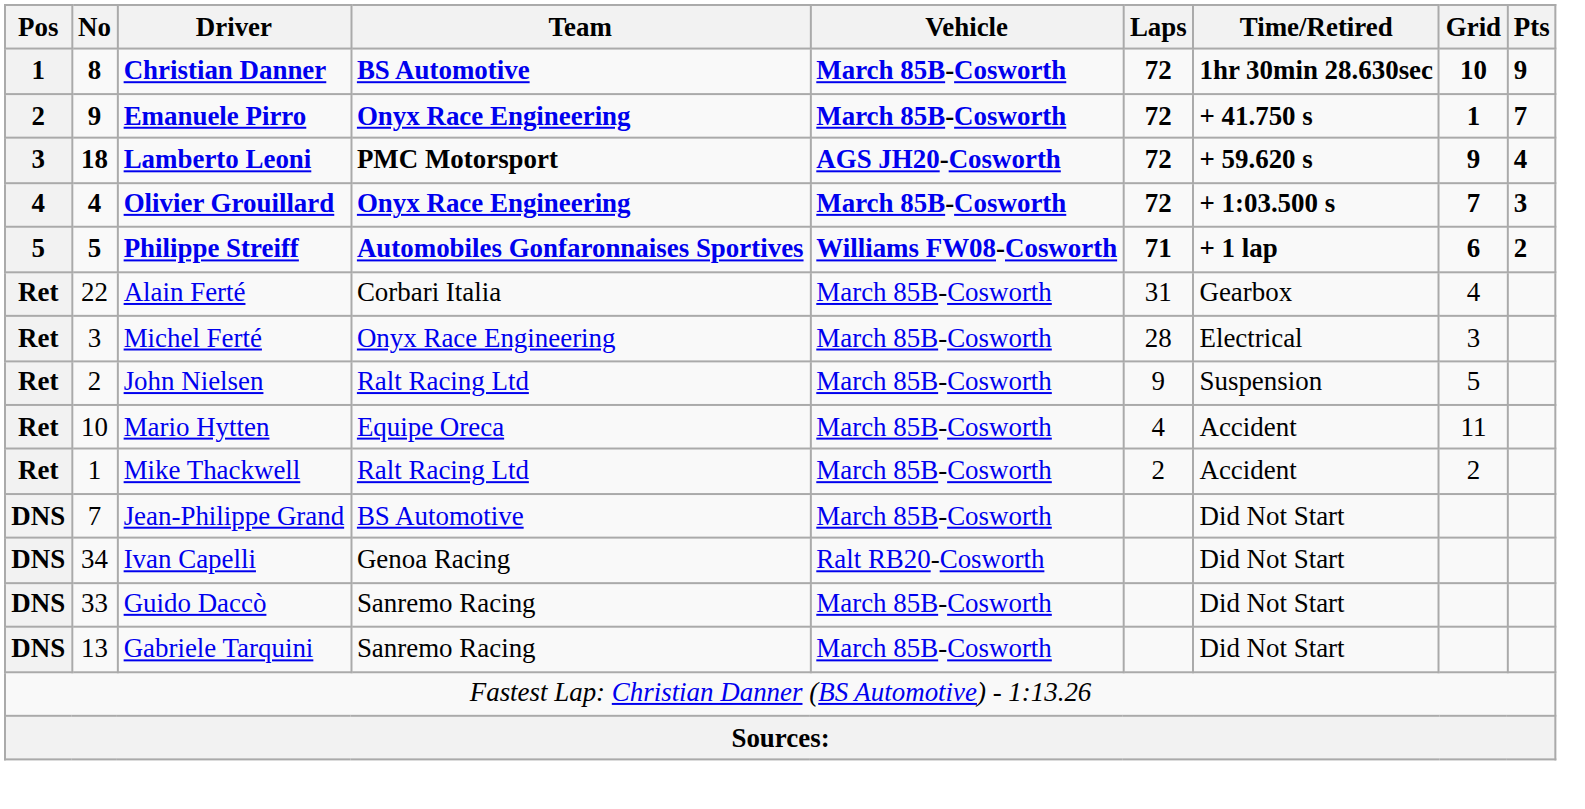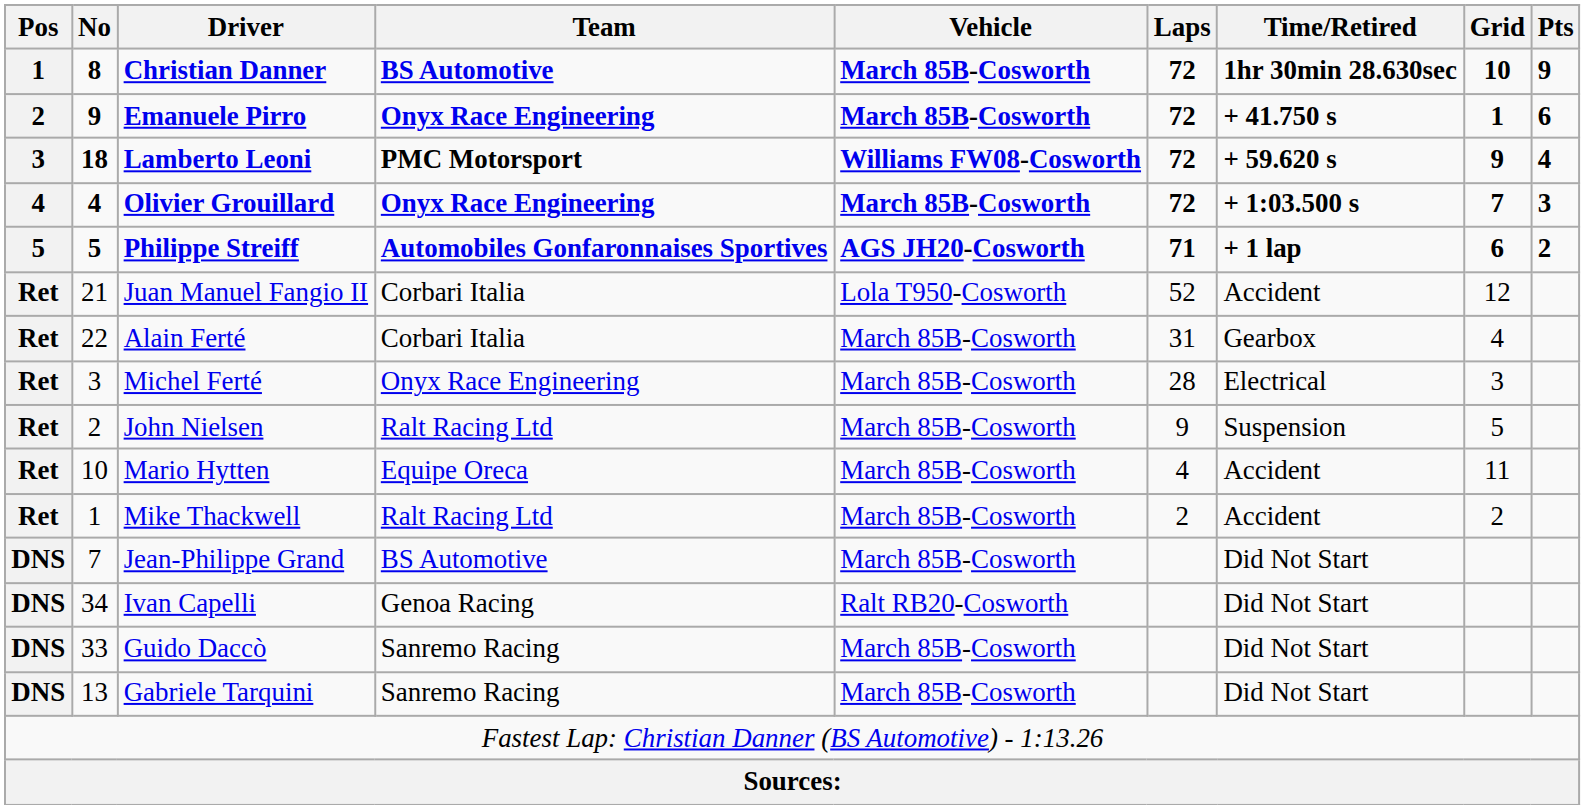(1521, 115) 7 -> (1544, 115) 6
(939, 159) AGS JH20-Cosworth -> (991, 159) Williams FW08-Cosworth
(967, 248) Williams FW08-Cosworth -> (962, 248) AGS JH20-Cosworth
+ row: (246, 292)
